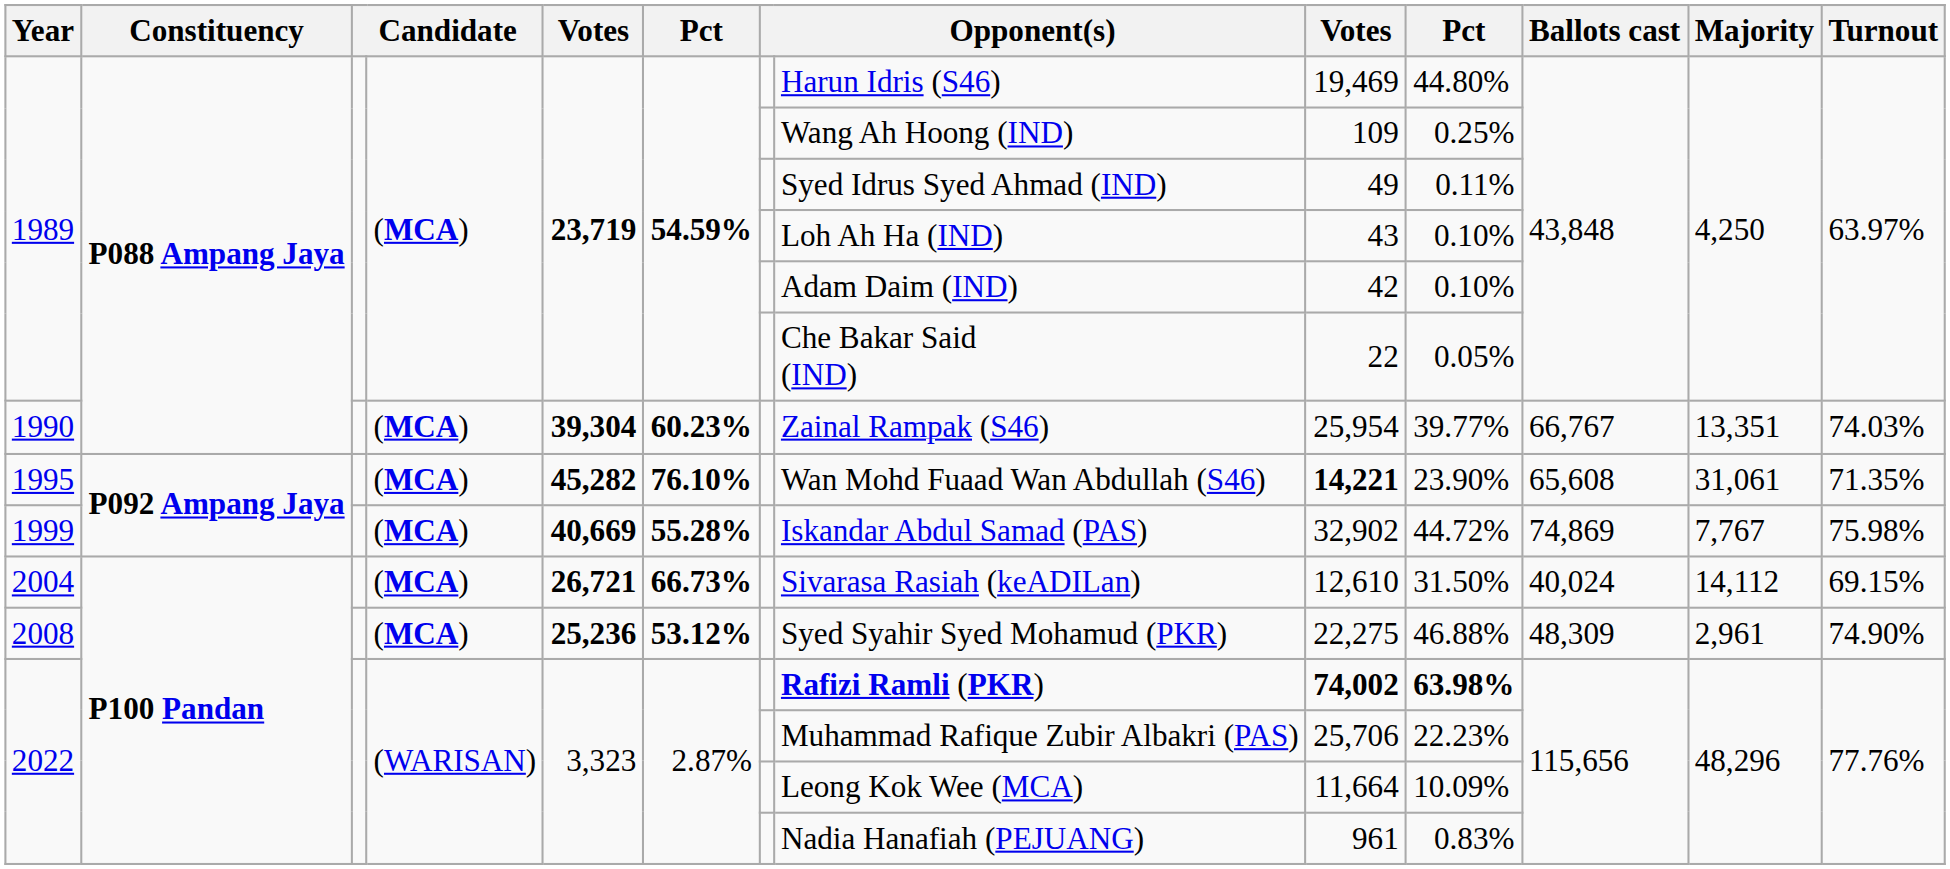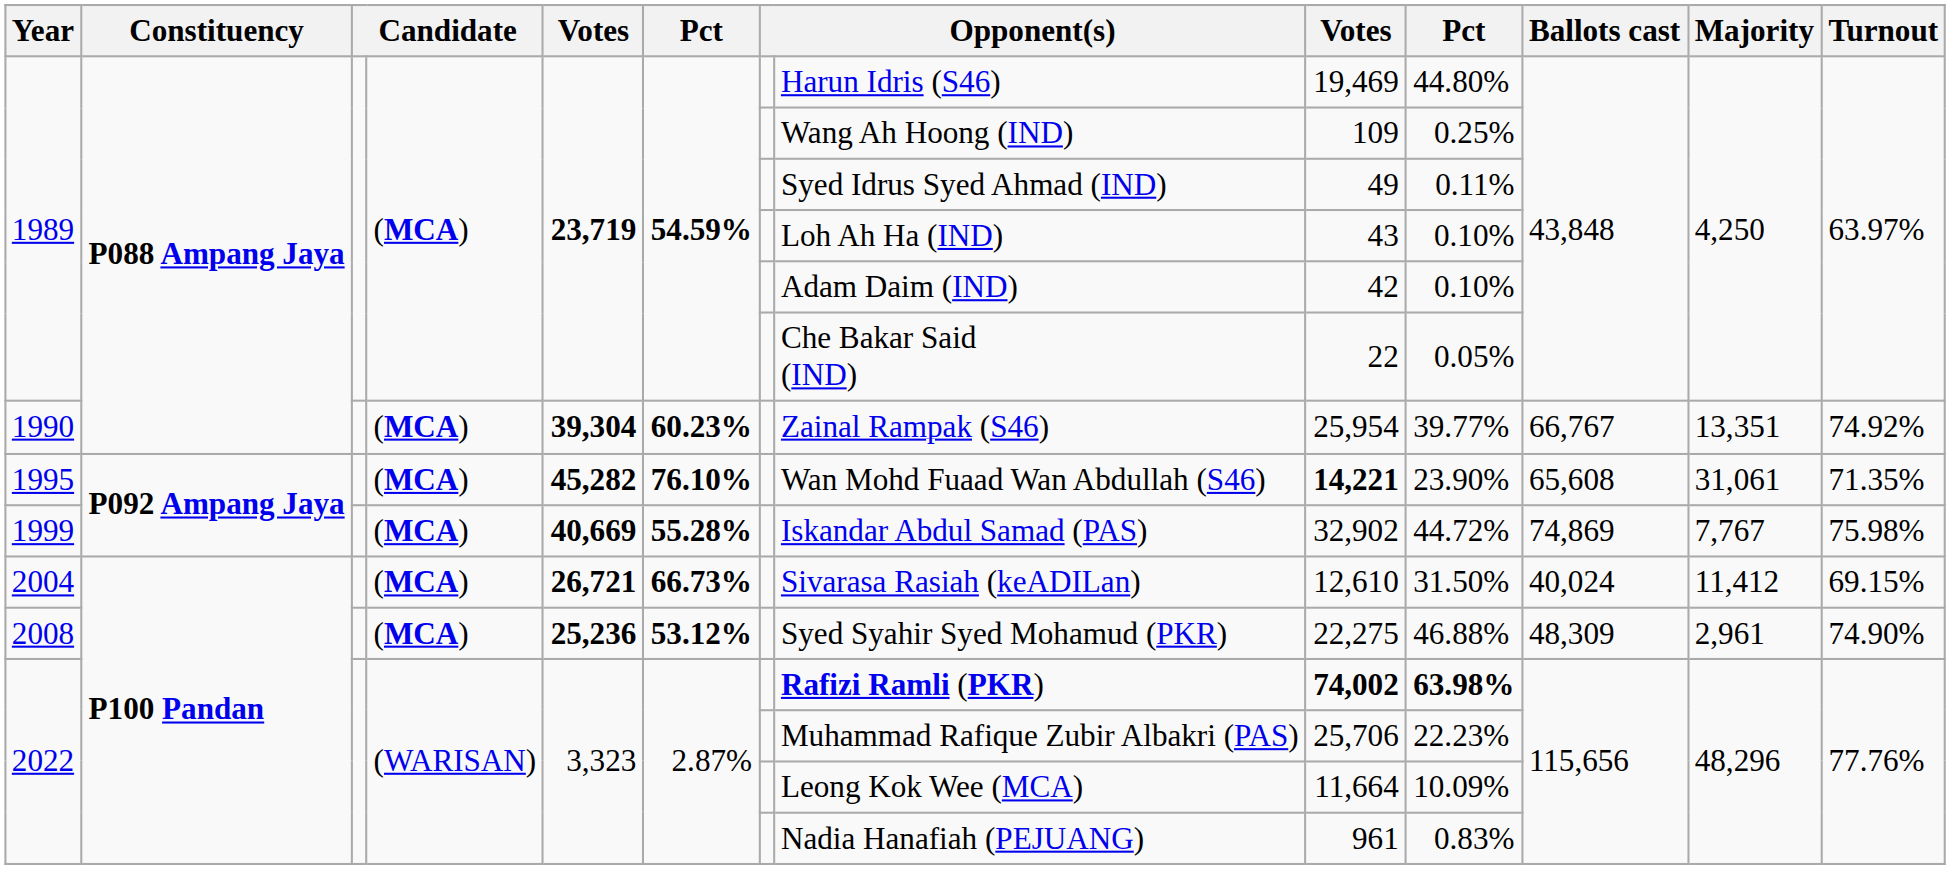(1877, 426) 74.03% -> (1877, 426) 74.92%
(1737, 580) 14,112 -> (1737, 580) 11,412
